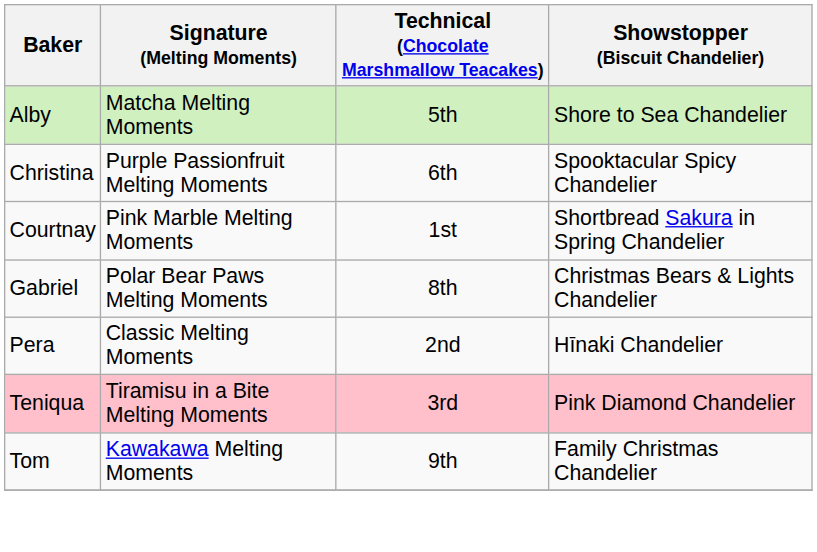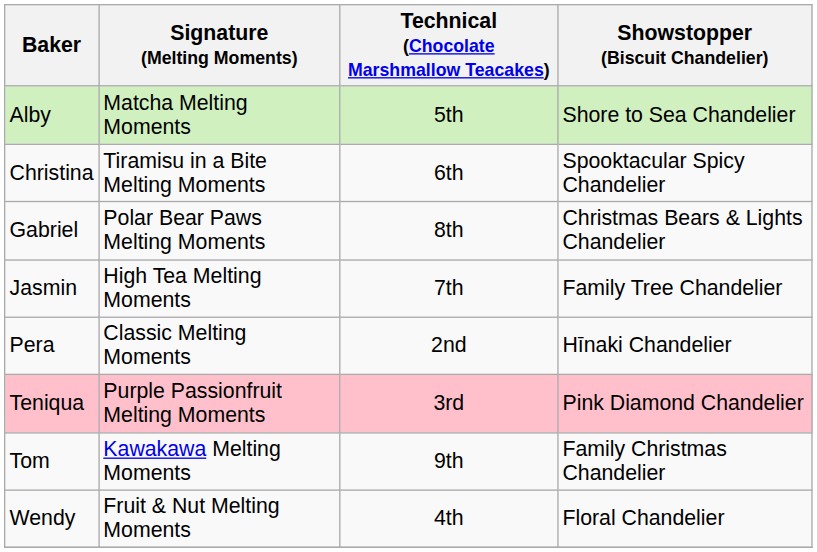(195, 172) Purple Passionfruit Melting Moments -> (185, 172) Tiramisu in a Bite Melting Moments
- row: (53, 230)
+ row: (43, 288)
(188, 403) Tiramisu in a Bite Melting Moments -> (193, 403) Purple Passionfruit Melting Moments
+ row: (42, 518)
